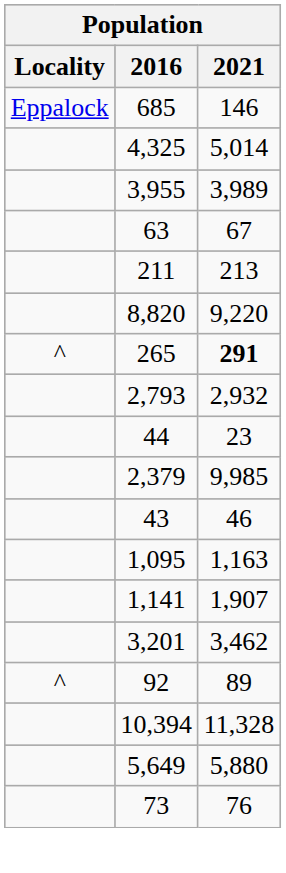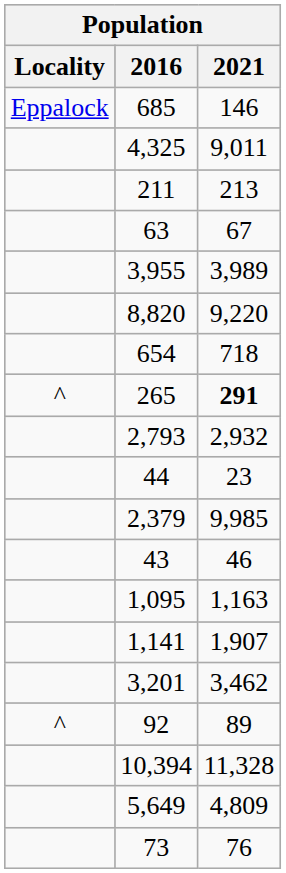(239, 148) 5,014 -> (239, 148) 9,011
rows swapped: (156, 189) <-> (156, 271)
+ row: (156, 353)
(239, 764) 5,880 -> (239, 806) 4,809
